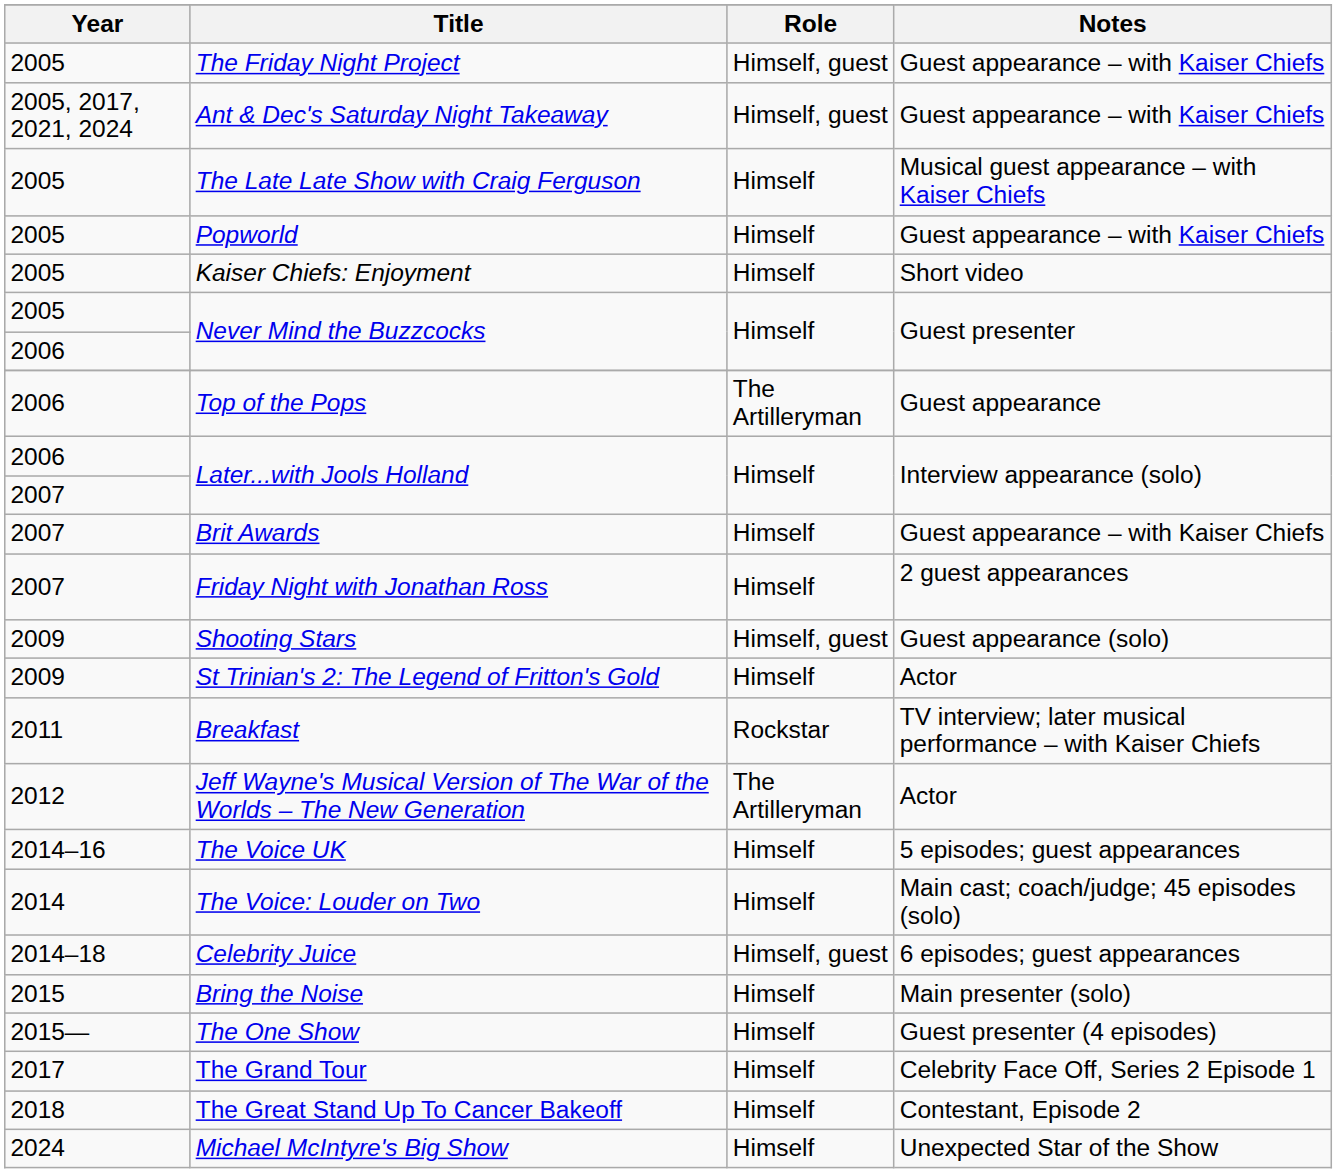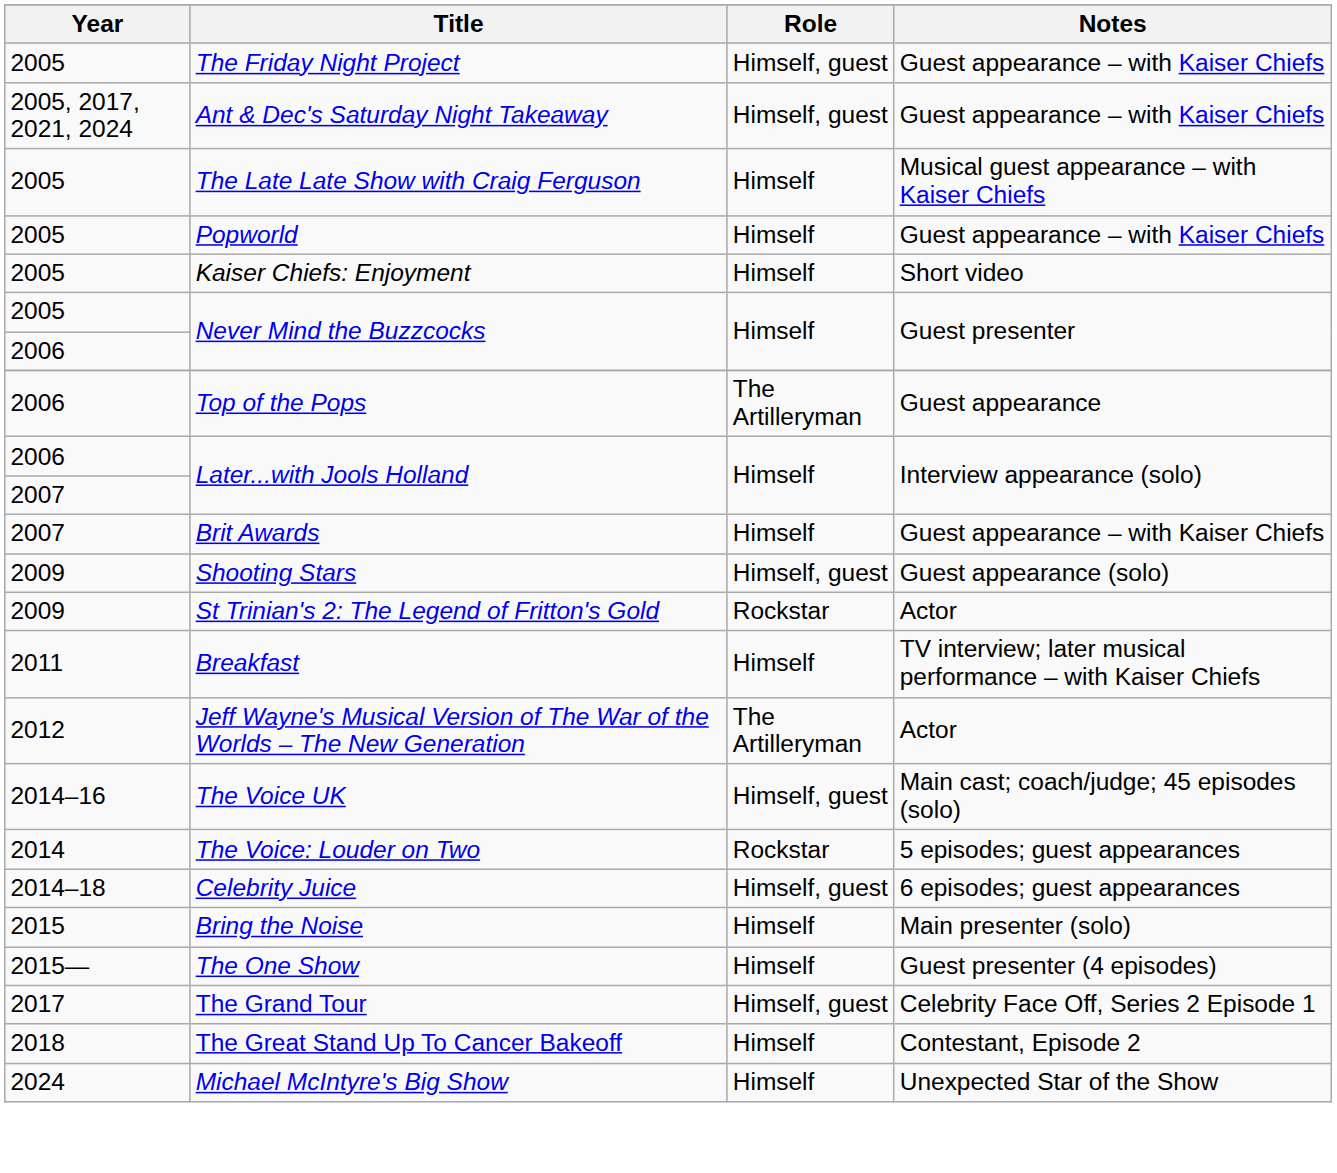- row: (38, 586)
(774, 677) Himself -> (781, 611) Rockstar
(781, 730) Rockstar -> (774, 663) Himself
(774, 849) Himself -> (810, 796) Himself, guest
(1070, 849) 5 episodes; guest appearances -> (1098, 796) Main cast; coach/judge; 45 episodes (solo)
(774, 901) Himself -> (781, 849) Rockstar
(1098, 901) Main cast; coach/judge; 45 episodes (solo) -> (1070, 849) 5 episodes; guest appearances
(774, 1070) Himself -> (810, 1004) Himself, guest
